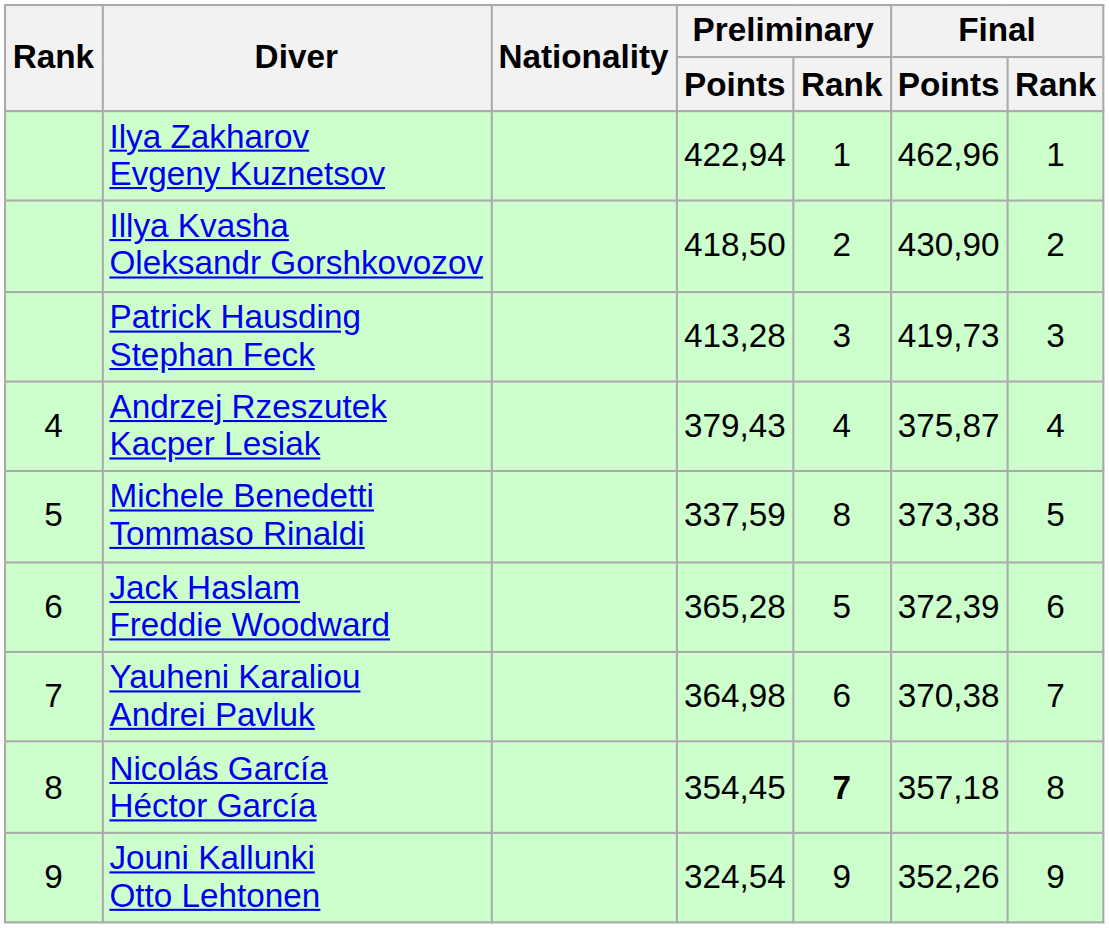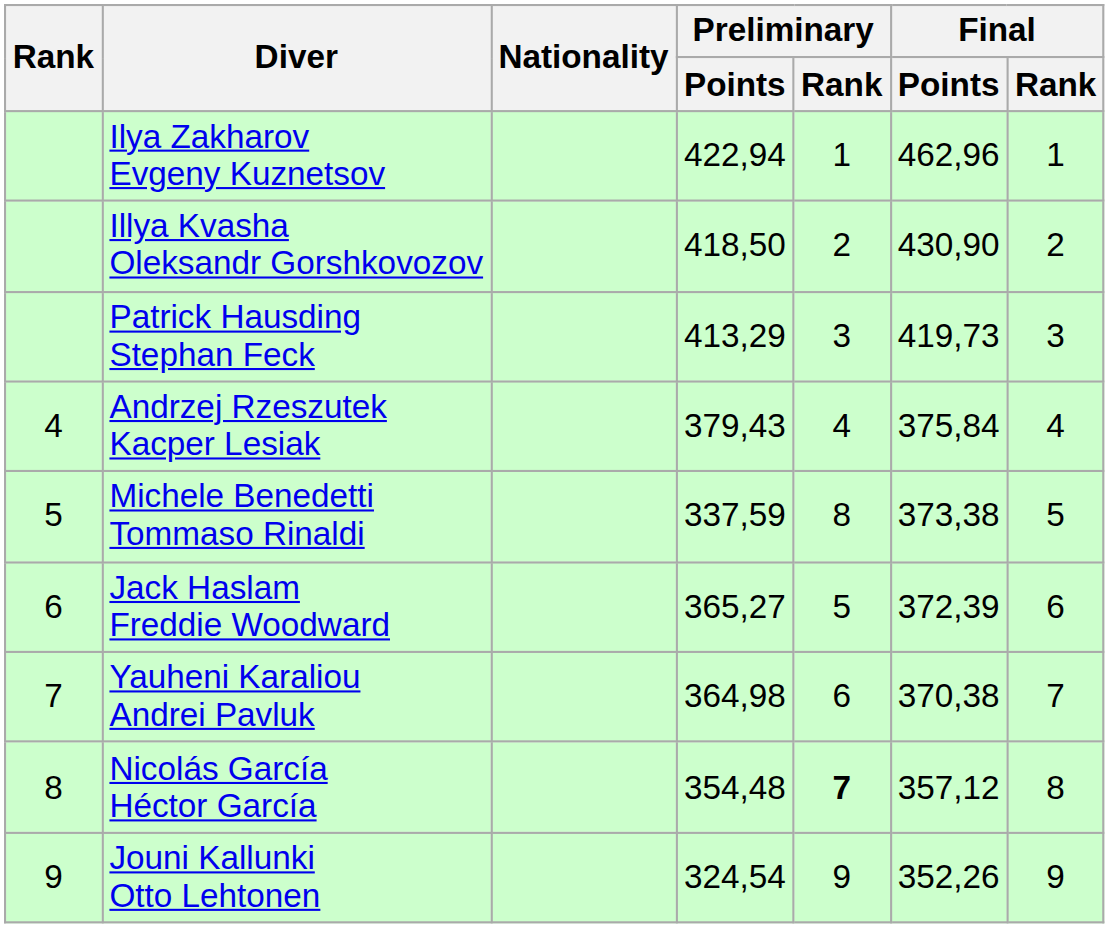(735, 335) 413,28 -> (735, 335) 413,29
(949, 425) 375,87 -> (949, 425) 375,84
(735, 606) 365,28 -> (735, 606) 365,27
(735, 786) 354,45 -> (735, 786) 354,48
(949, 786) 357,18 -> (949, 786) 357,12
